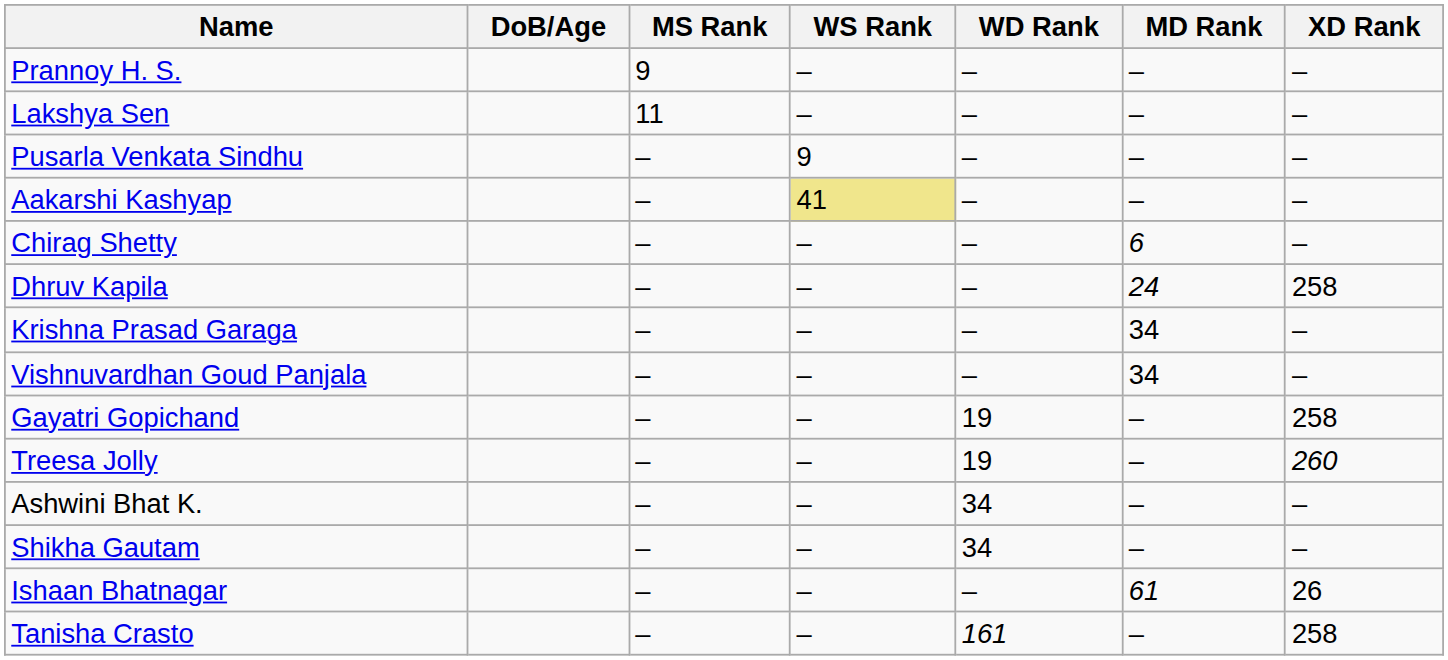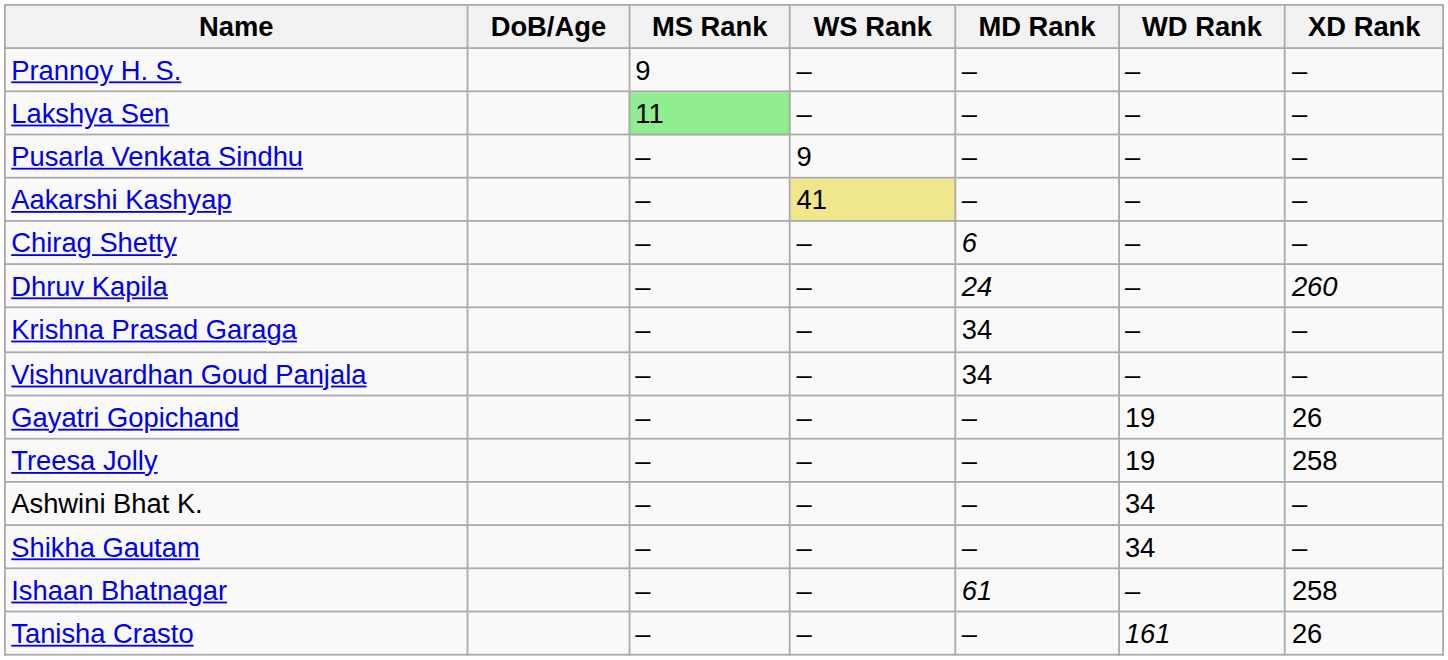columns swapped: (1204, 27) <-> (1039, 27)
(650, 113) no background -> (650, 113) lightgreen background
(1315, 287) 258 -> (1315, 287) 260
(1315, 417) 258 -> (1307, 417) 26
(1315, 460) 260 -> (1315, 460) 258
(1307, 590) 26 -> (1315, 590) 258
(1315, 633) 258 -> (1307, 633) 26
